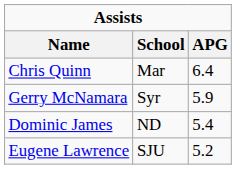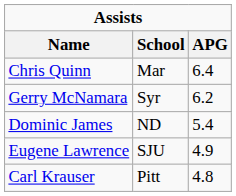(203, 97) 5.9 -> (203, 97) 6.2
(203, 151) 5.2 -> (203, 151) 4.9
+ row: (52, 177)
